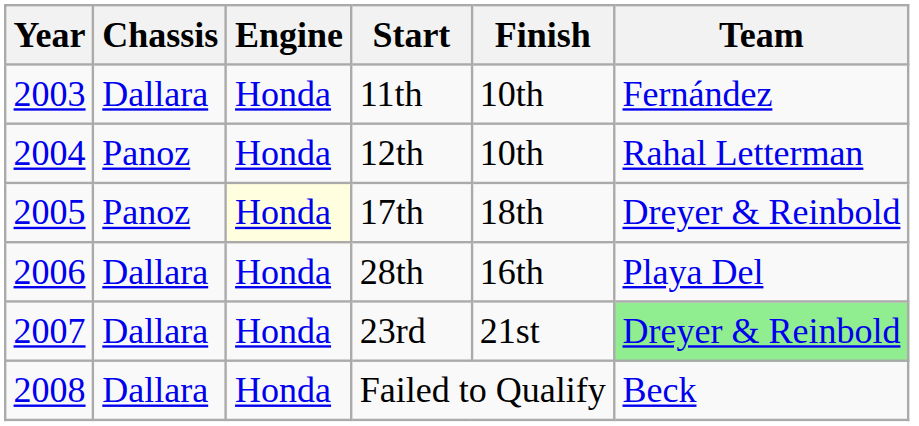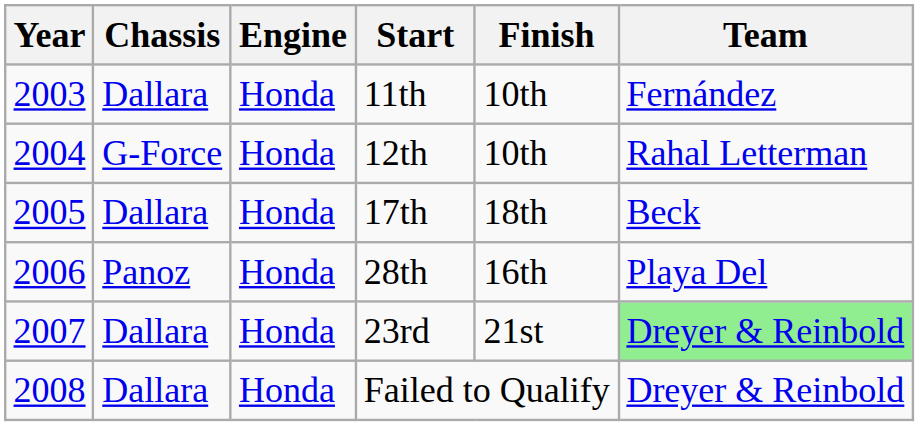(146, 153) Panoz -> (162, 153) G-Force
(146, 212) Panoz -> (155, 212) Dallara
(283, 212) lightyellow background -> (287, 212) no background
(761, 212) Dreyer & Reinbold -> (663, 212) Beck
(155, 271) Dallara -> (146, 271) Panoz
(659, 390) Beck -> (765, 390) Dreyer & Reinbold
